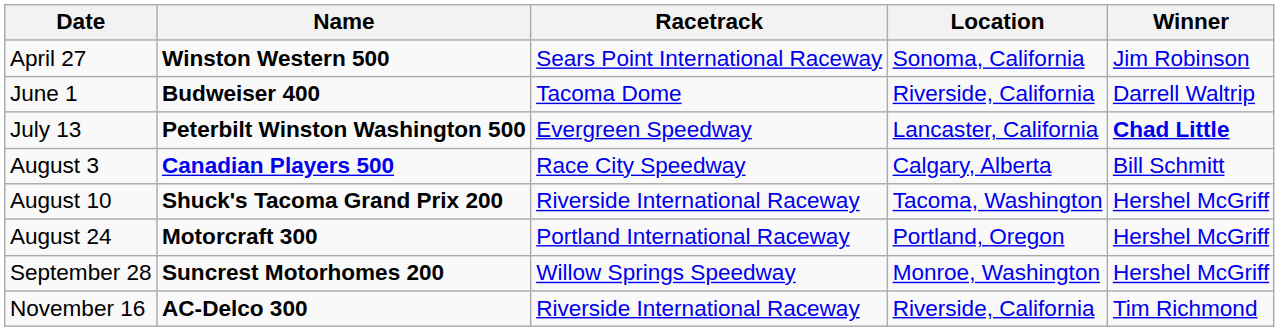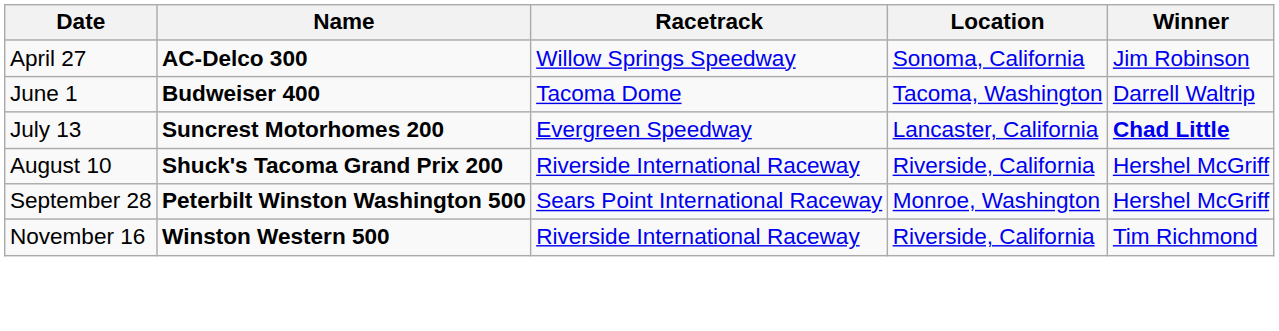(276, 58) Winston Western 500 -> (235, 58) AC-Delco 300
(709, 58) Sears Point International Raceway -> (666, 58) Willow Springs Speedway
(994, 93) Riverside, California -> (998, 93) Tacoma, Washington
(344, 129) Peterbilt Winston Washington 500 -> (303, 129) Suncrest Motorhomes 200
- row: (54, 165)
(998, 201) Tacoma, Washington -> (994, 165) Riverside, California
- row: (61, 237)
(303, 272) Suncrest Motorhomes 200 -> (344, 201) Peterbilt Winston Washington 500
(666, 272) Willow Springs Speedway -> (709, 201) Sears Point International Raceway
(235, 308) AC-Delco 300 -> (276, 237) Winston Western 500
